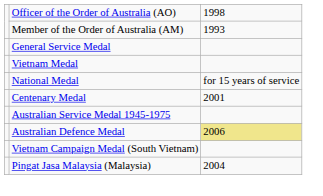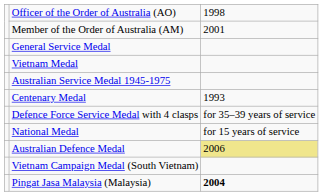(214, 30) 1993 -> (214, 30) 2001
rows swapped: (91, 115) <-> (45, 81)
(214, 98) 2001 -> (214, 98) 1993
+ row: (105, 115)
(214, 166) normal -> (214, 183) bold
